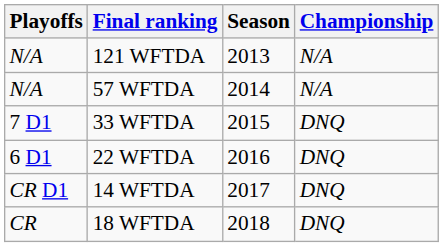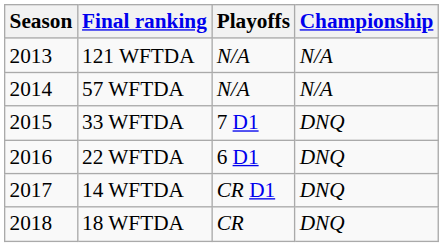columns swapped: (259, 21) <-> (46, 21)
